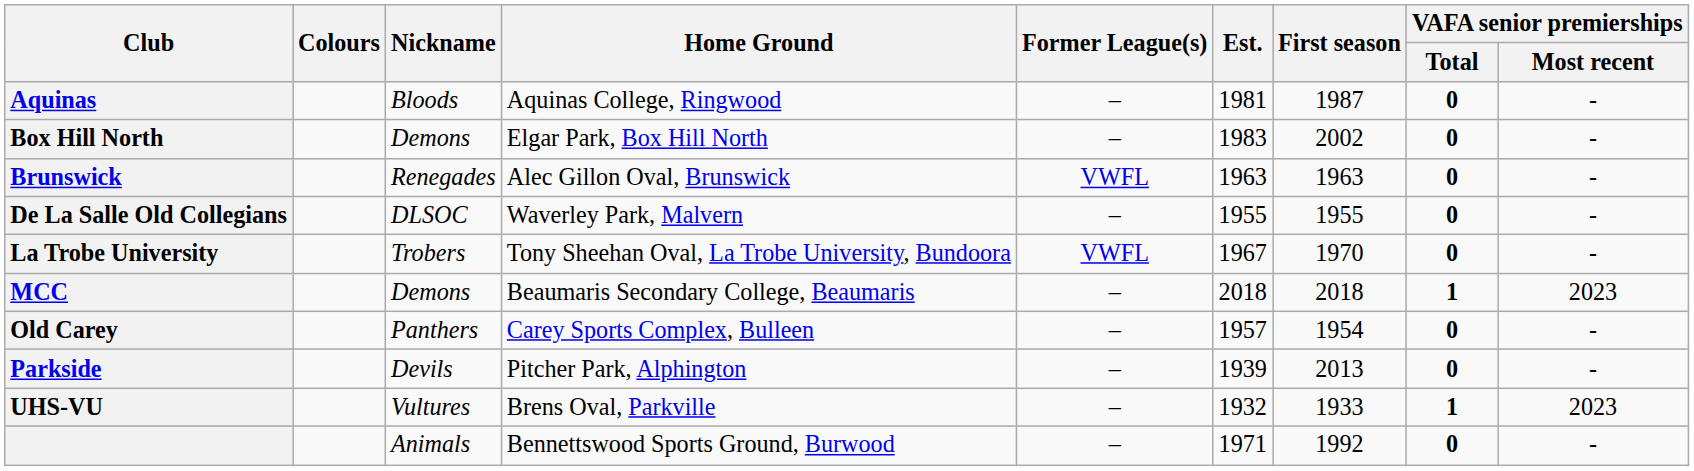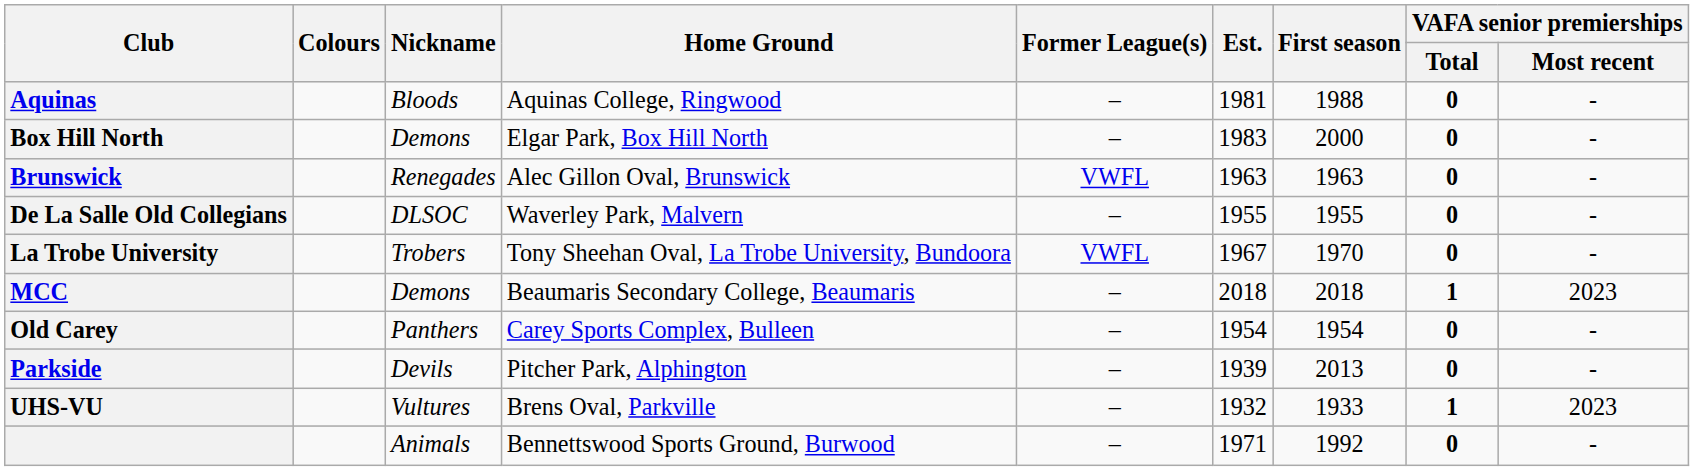(1339, 100) 1987 -> (1339, 100) 1988
(1339, 138) 2002 -> (1339, 138) 2000
(1243, 330) 1957 -> (1243, 330) 1954
